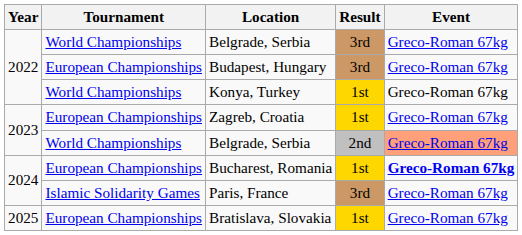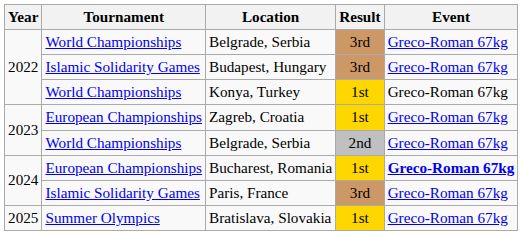(124, 67) European Championships -> (123, 67) Islamic Solidarity Games
(448, 142) lightsalmon background -> (448, 142) no background
(124, 217) European Championships -> (103, 217) Summer Olympics
